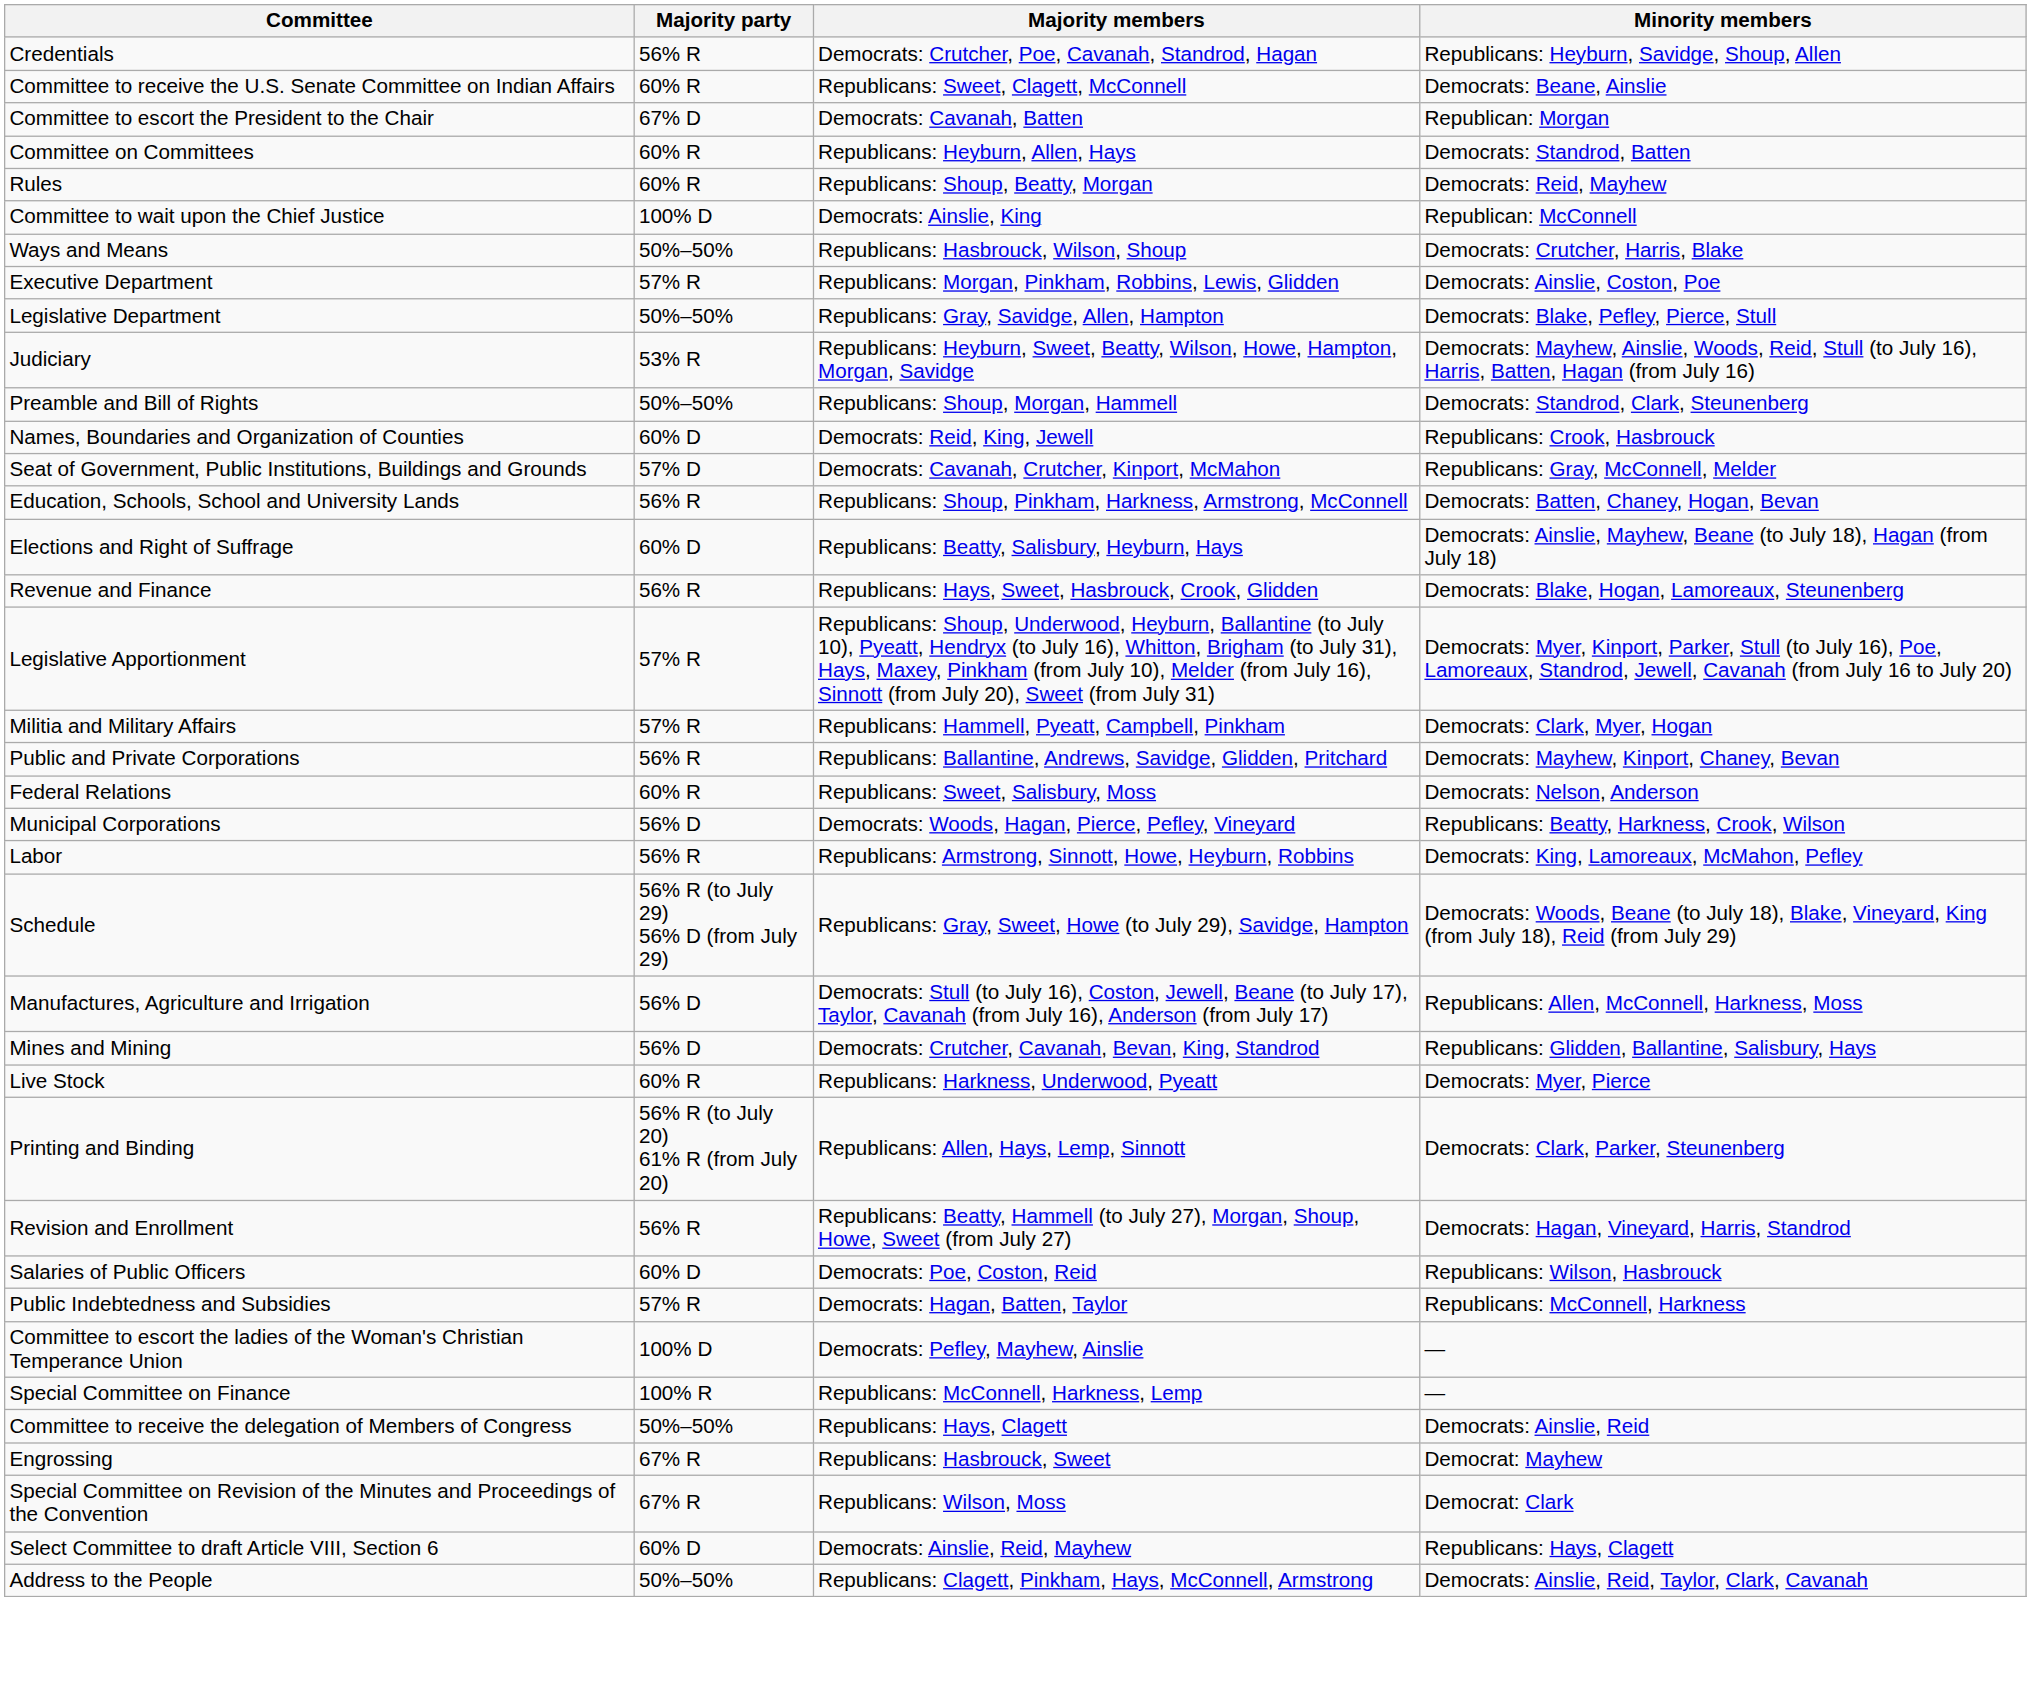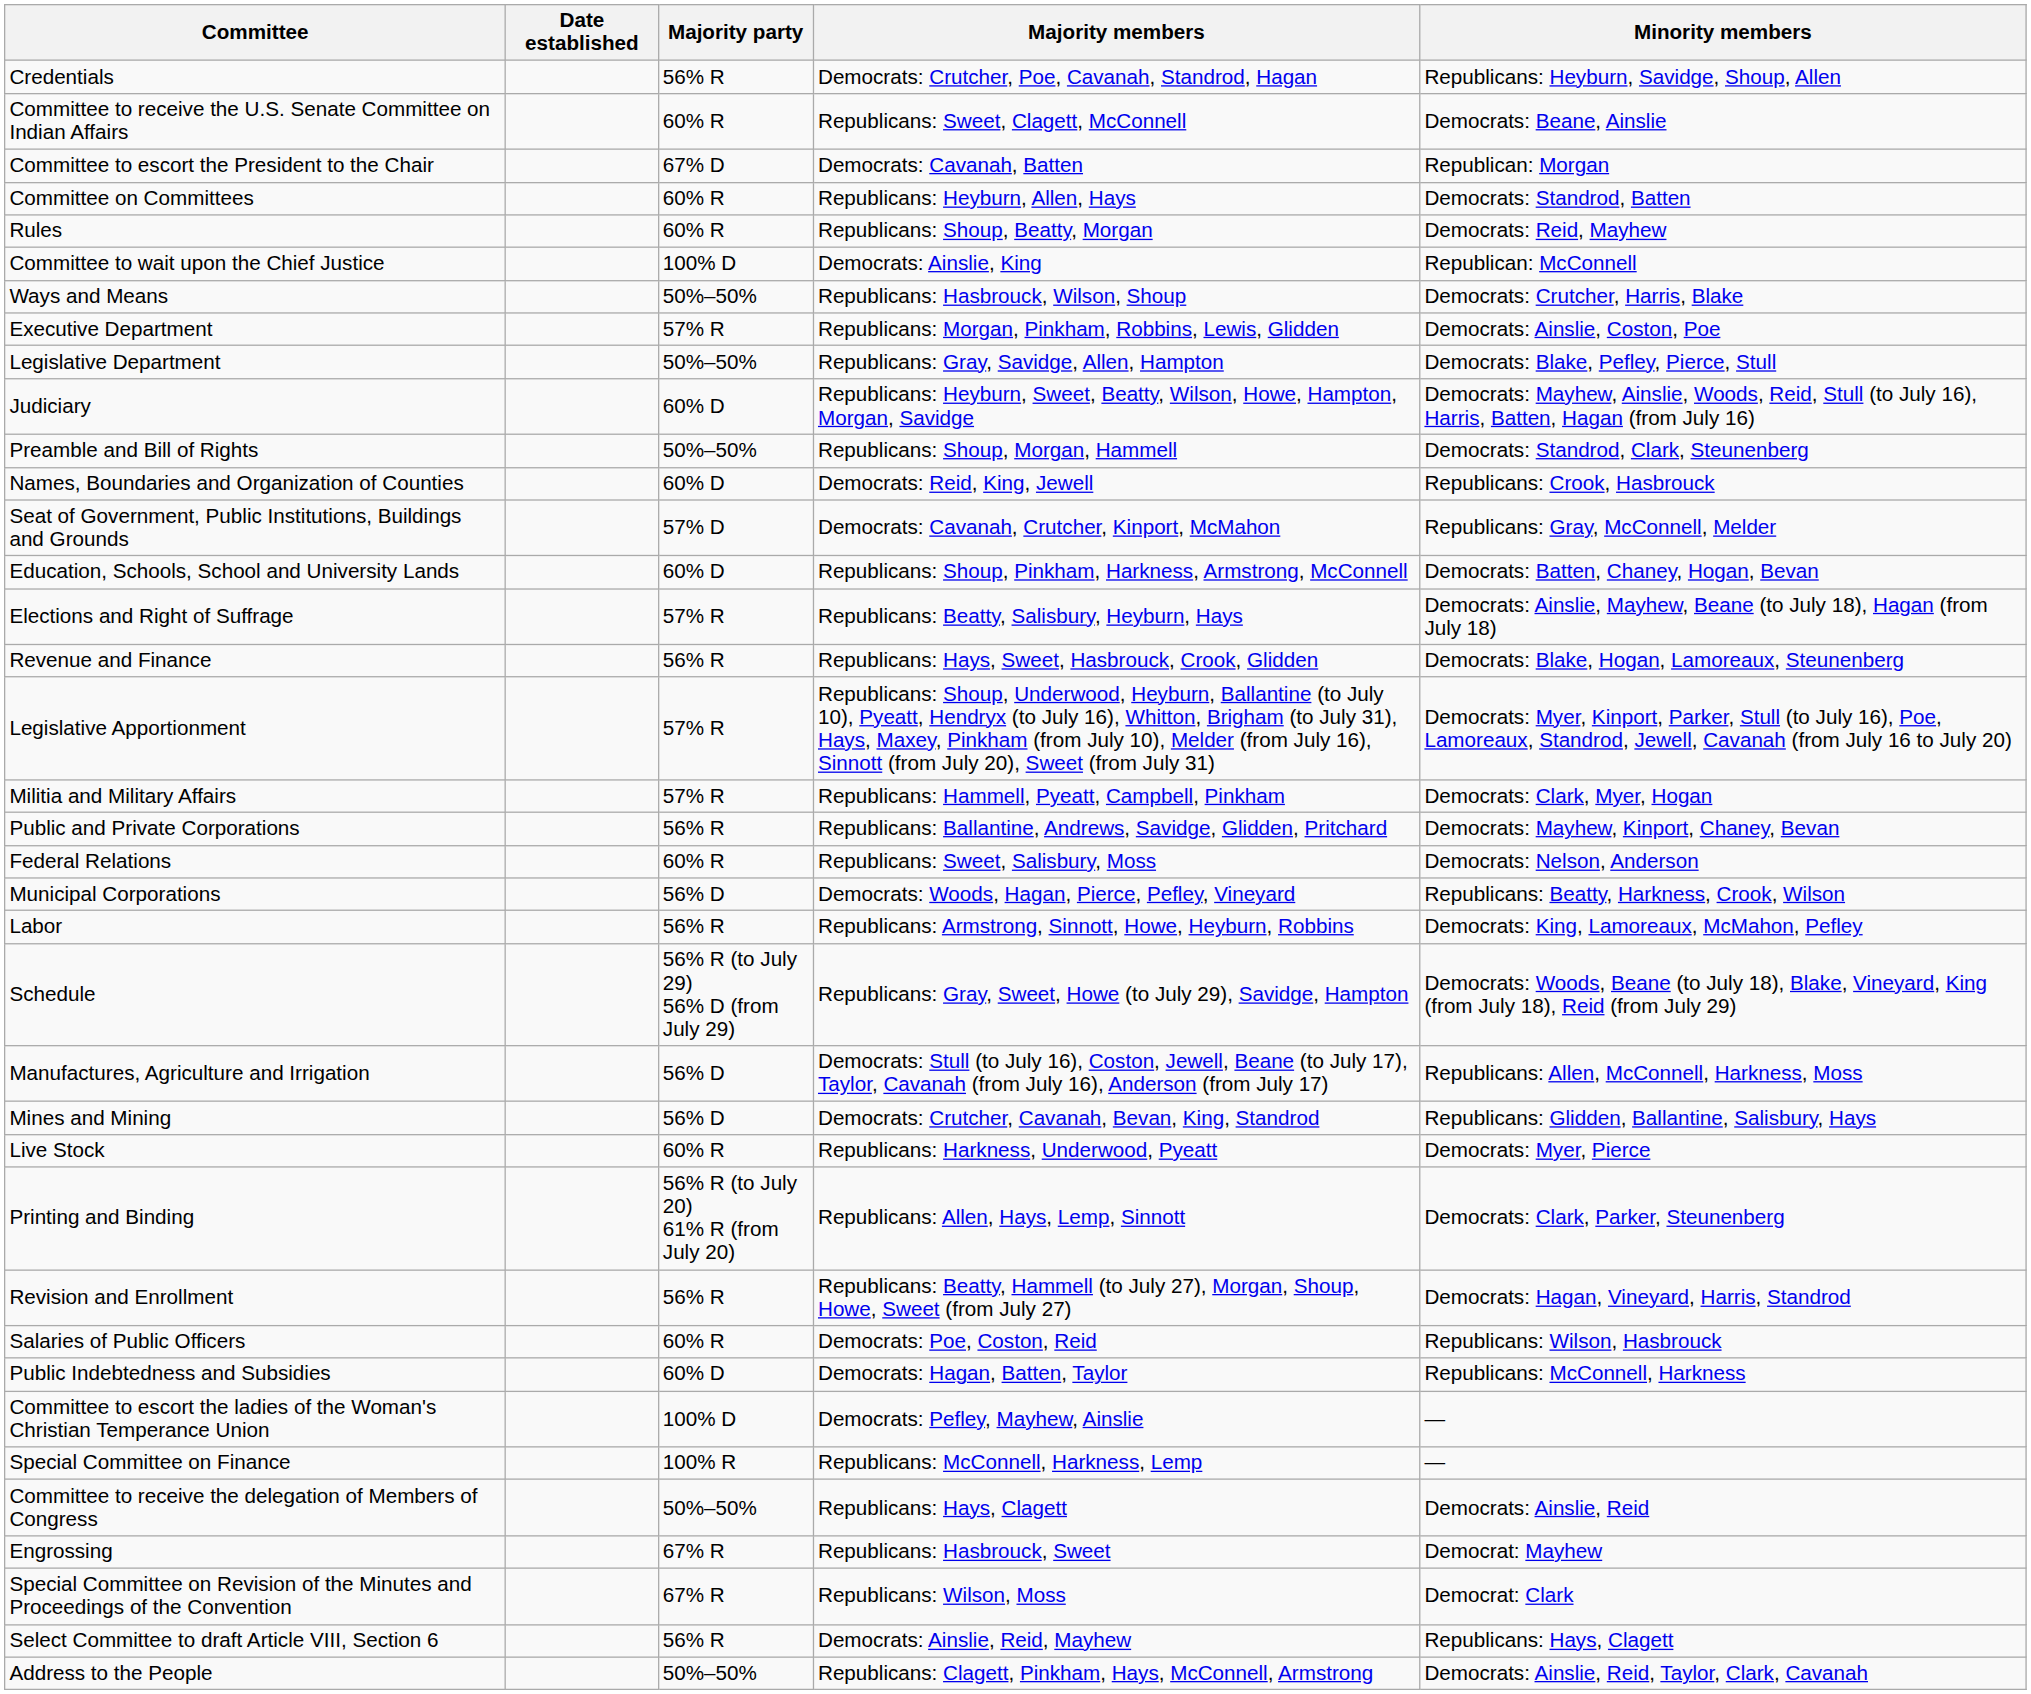+ column: (582, 32)
(670, 359) 53% R -> (694, 406) 60% D
(670, 502) 56% R -> (694, 572) 60% D
(670, 546) 60% D -> (694, 616) 57% R
(670, 1272) 60% D -> (694, 1341) 60% R
(670, 1304) 57% R -> (694, 1374) 60% D
(670, 1547) 60% D -> (694, 1640) 56% R
